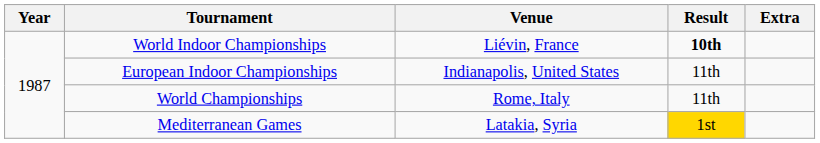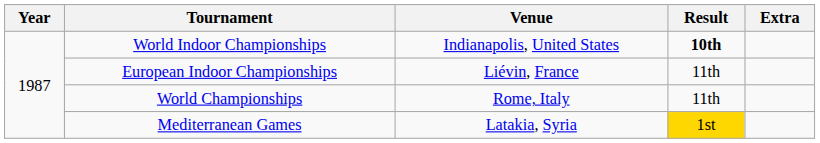(531, 44) Liévin, France -> (531, 44) Indianapolis, United States
(531, 71) Indianapolis, United States -> (531, 71) Liévin, France
